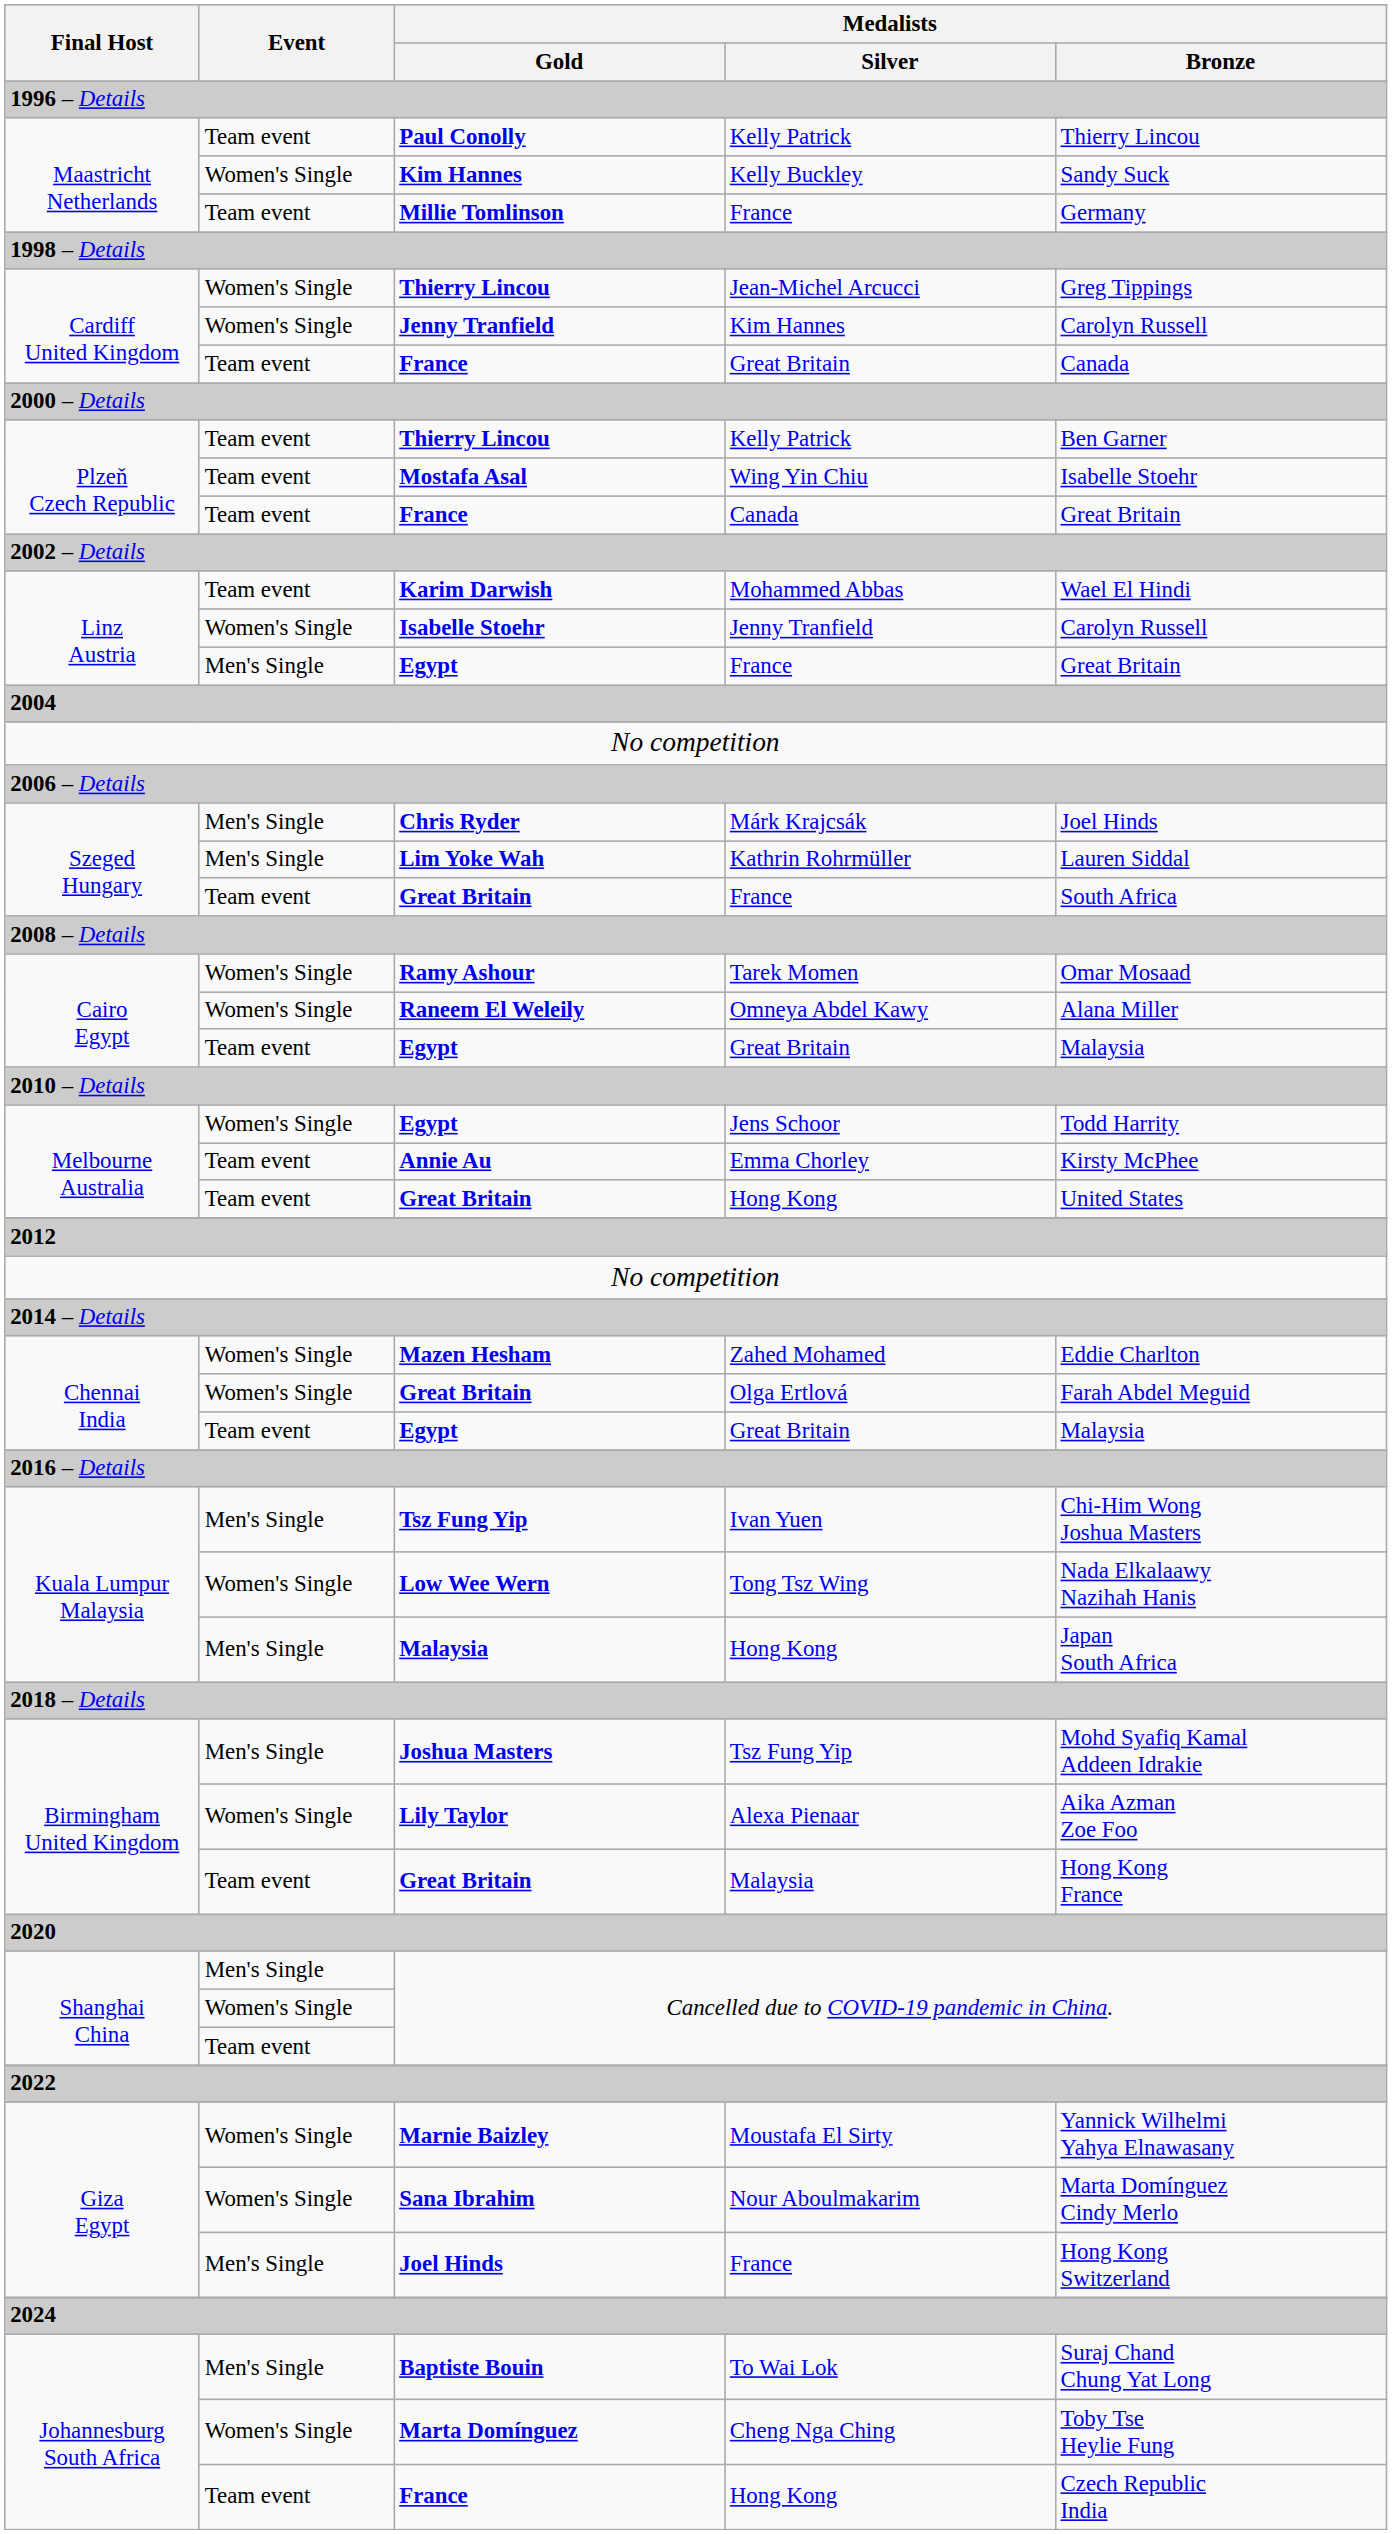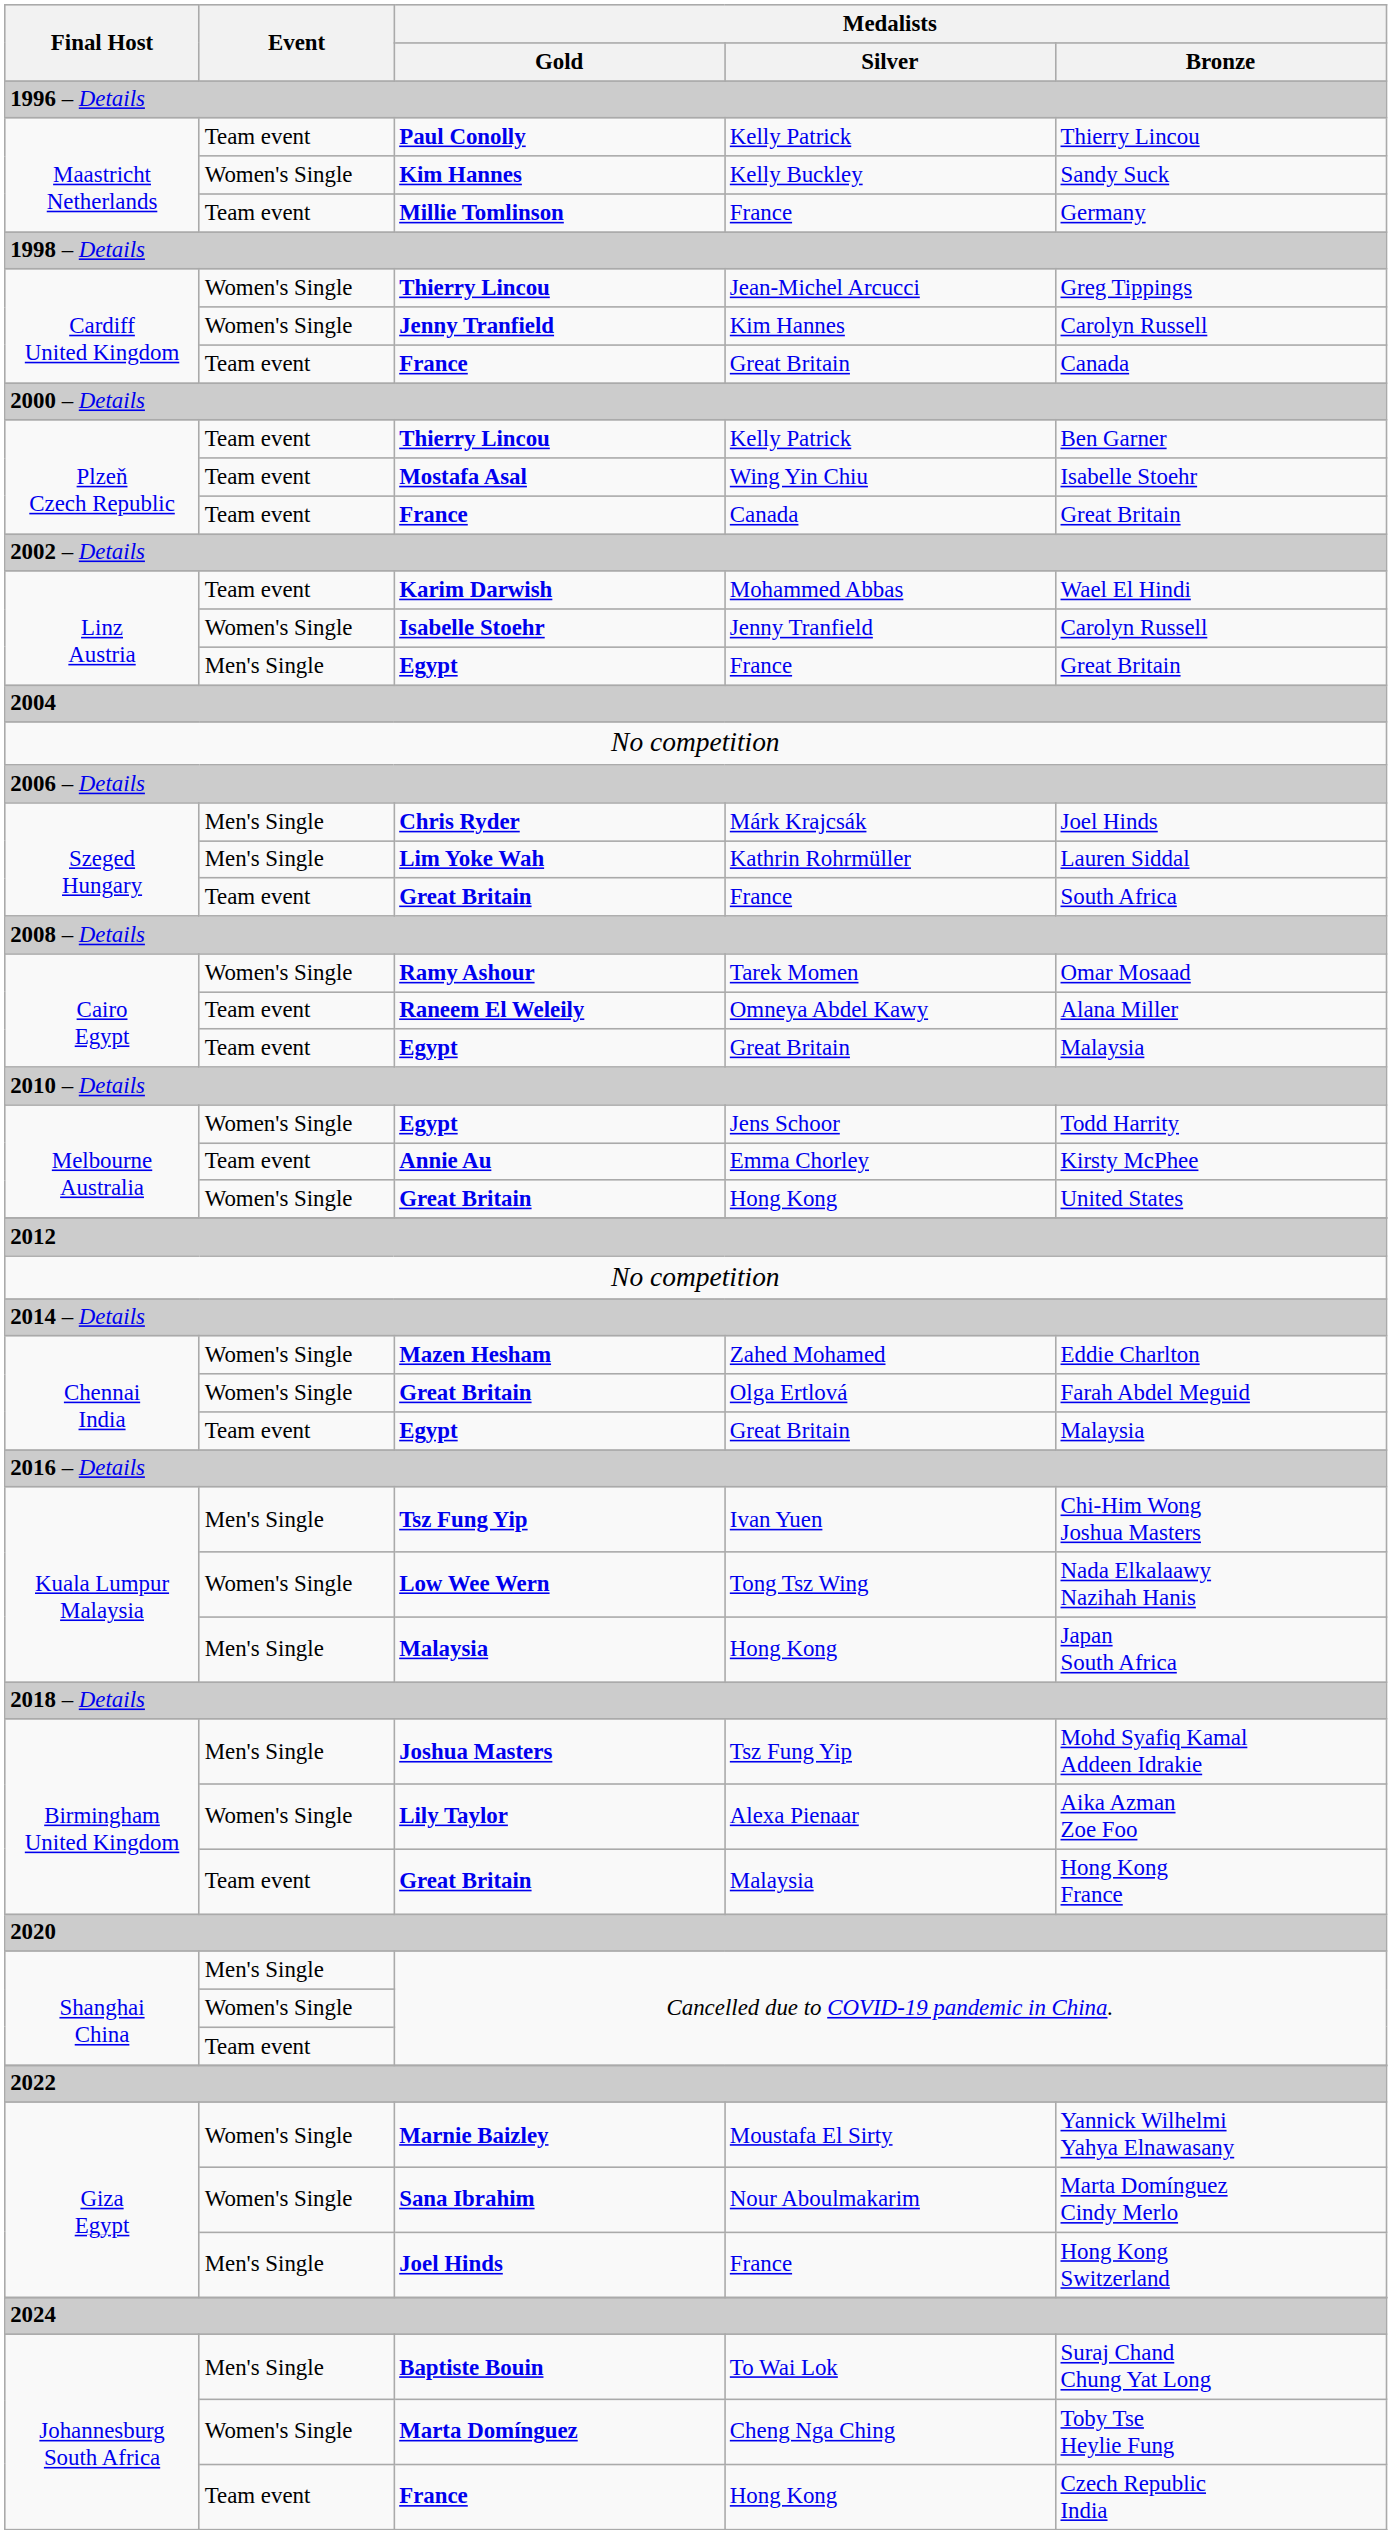(279, 1010) Women's Single -> (258, 1010) Team event
(258, 1199) Team event -> (279, 1199) Women's Single
